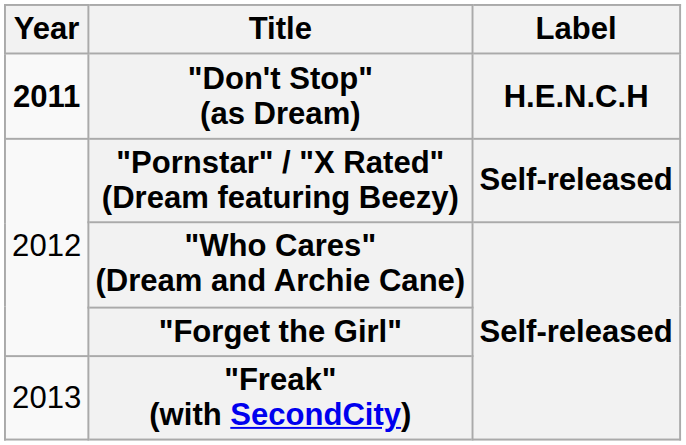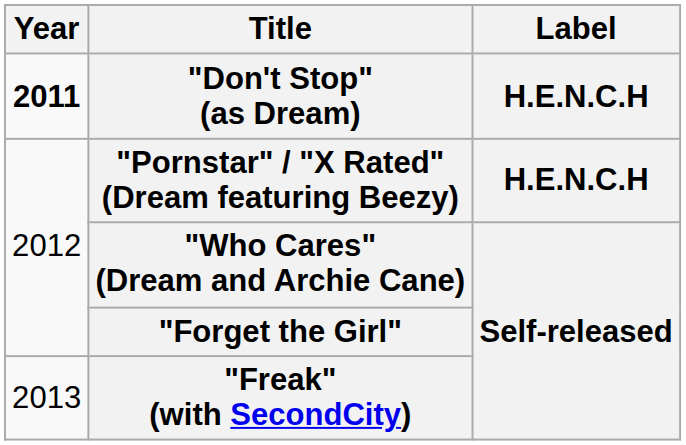(576, 179) Self-released -> (576, 179) H.E.N.C.H
